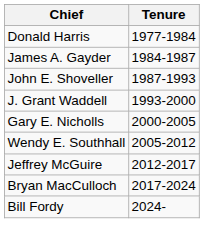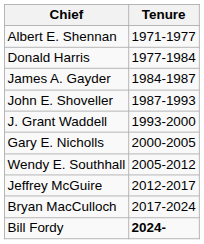+ row: (62, 36)
(149, 206) normal -> (149, 228) bold
